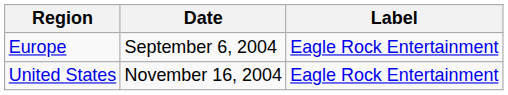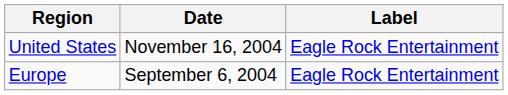rows swapped: (38, 47) <-> (62, 75)
